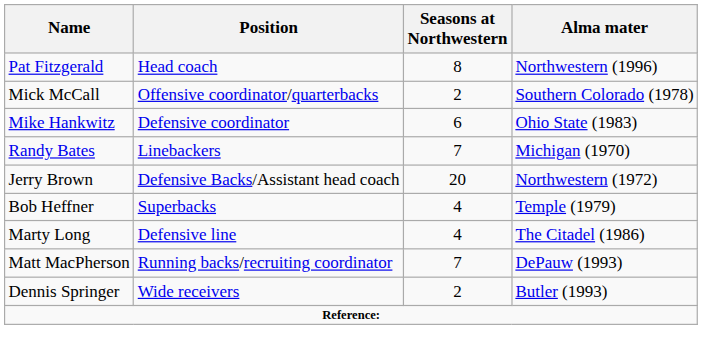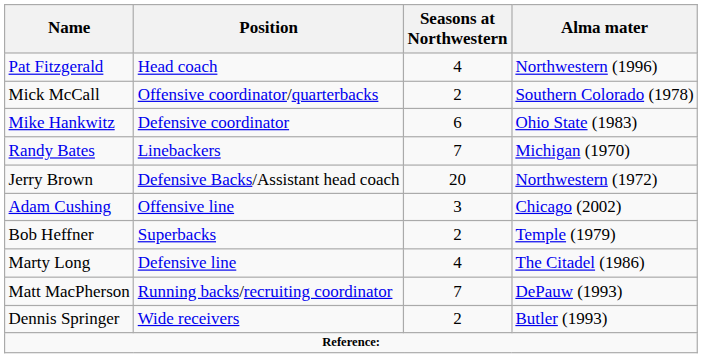(457, 66) 8 -> (457, 66) 4
+ row: (60, 207)
(457, 207) 4 -> (457, 235) 2
